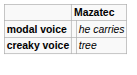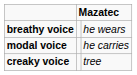+ row: (40, 29)
